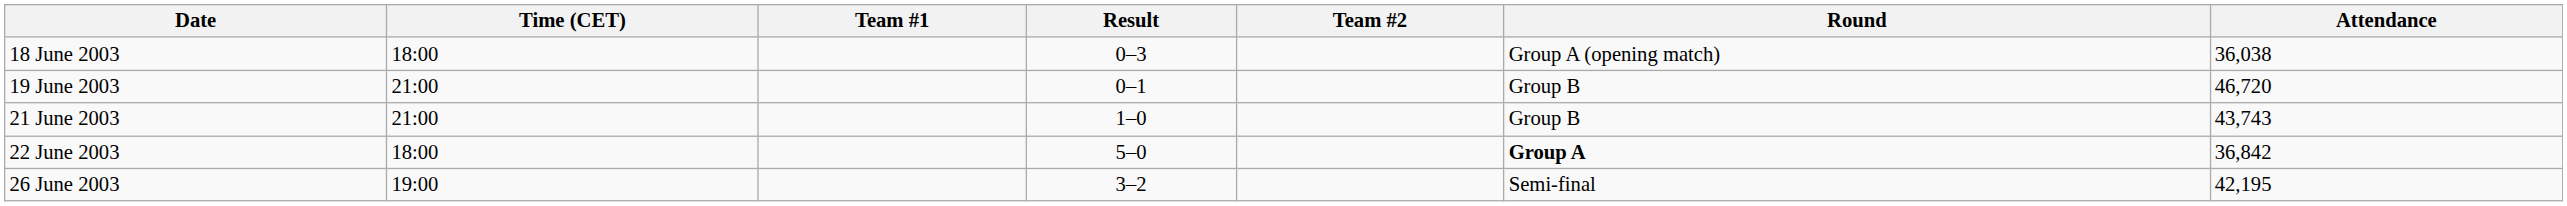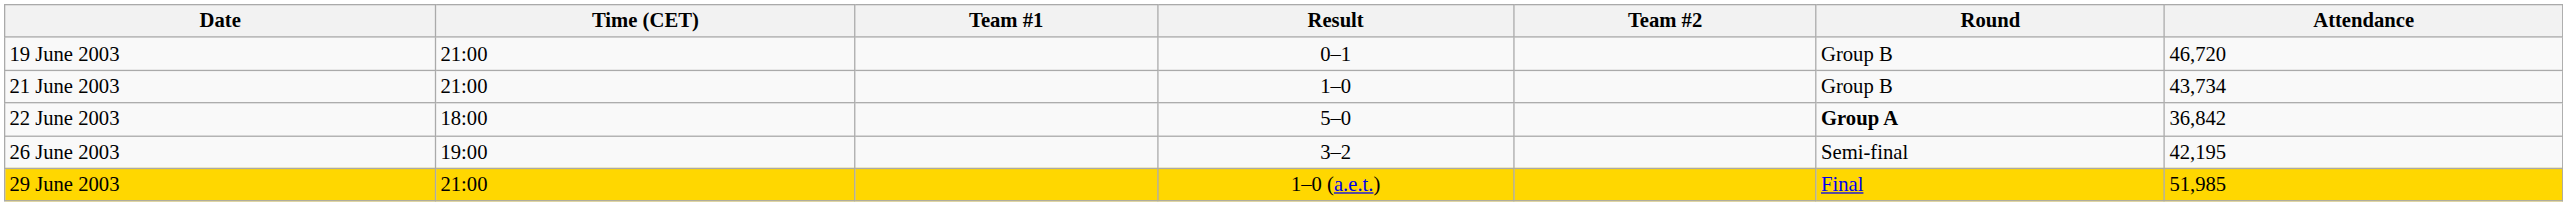- row: (64, 53)
(2243, 119) 43,743 -> (2198, 86) 43,734
+ row: (64, 184)
